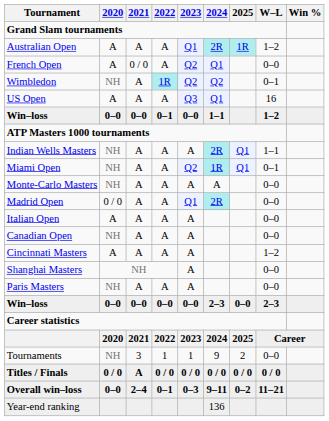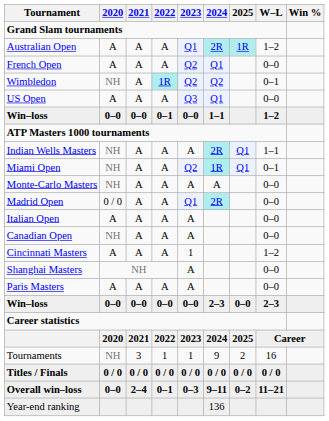(139, 63) 0 / 0 -> (139, 63) A
(271, 98) 16 -> (271, 98) 0–0
(191, 252) A -> (191, 252) 1
(113, 286) NH -> (113, 286) A
(271, 355) 0–0 -> (271, 355) 16
(139, 372) A -> (139, 372) 0 / 0
